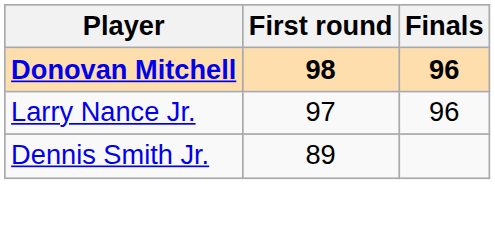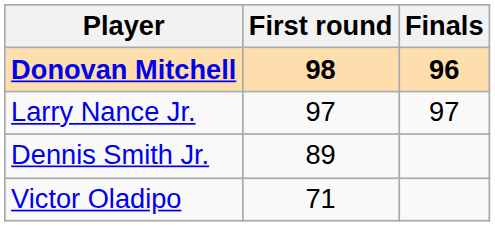(444, 112) 96 -> (444, 112) 97
+ row: (96, 198)
